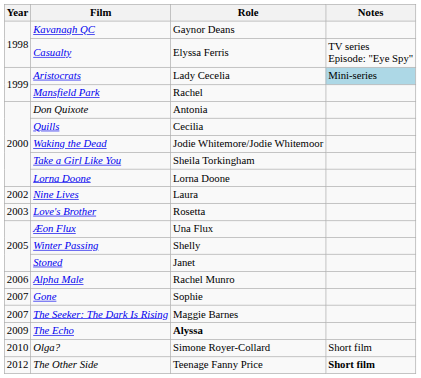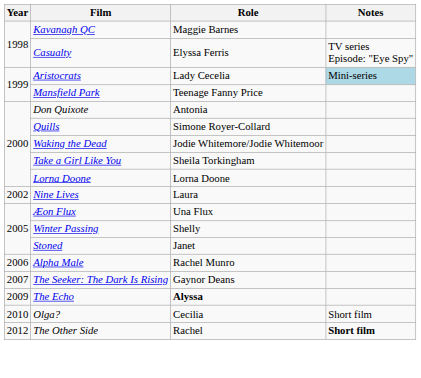(204, 30) Gaynor Deans -> (206, 30) Maggie Barnes
(188, 93) Rachel -> (218, 93) Teenage Fanny Price
(188, 127) Cecilia -> (222, 127) Simone Royer-Collard
- row: (65, 212)
- row: (45, 297)
(206, 314) Maggie Barnes -> (204, 280) Gaynor Deans
(222, 348) Simone Royer-Collard -> (188, 314) Cecilia
(218, 365) Teenage Fanny Price -> (188, 331) Rachel
